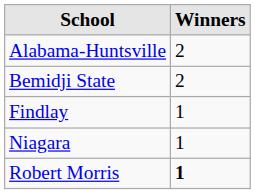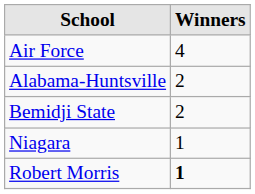+ row: (46, 50)
- row: (39, 111)
